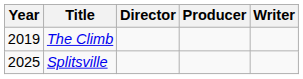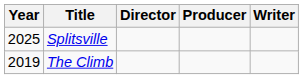rows swapped: (80, 39) <-> (77, 62)
